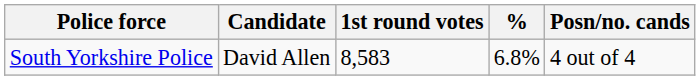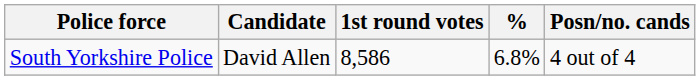(365, 57) 8,583 -> (365, 57) 8,586
